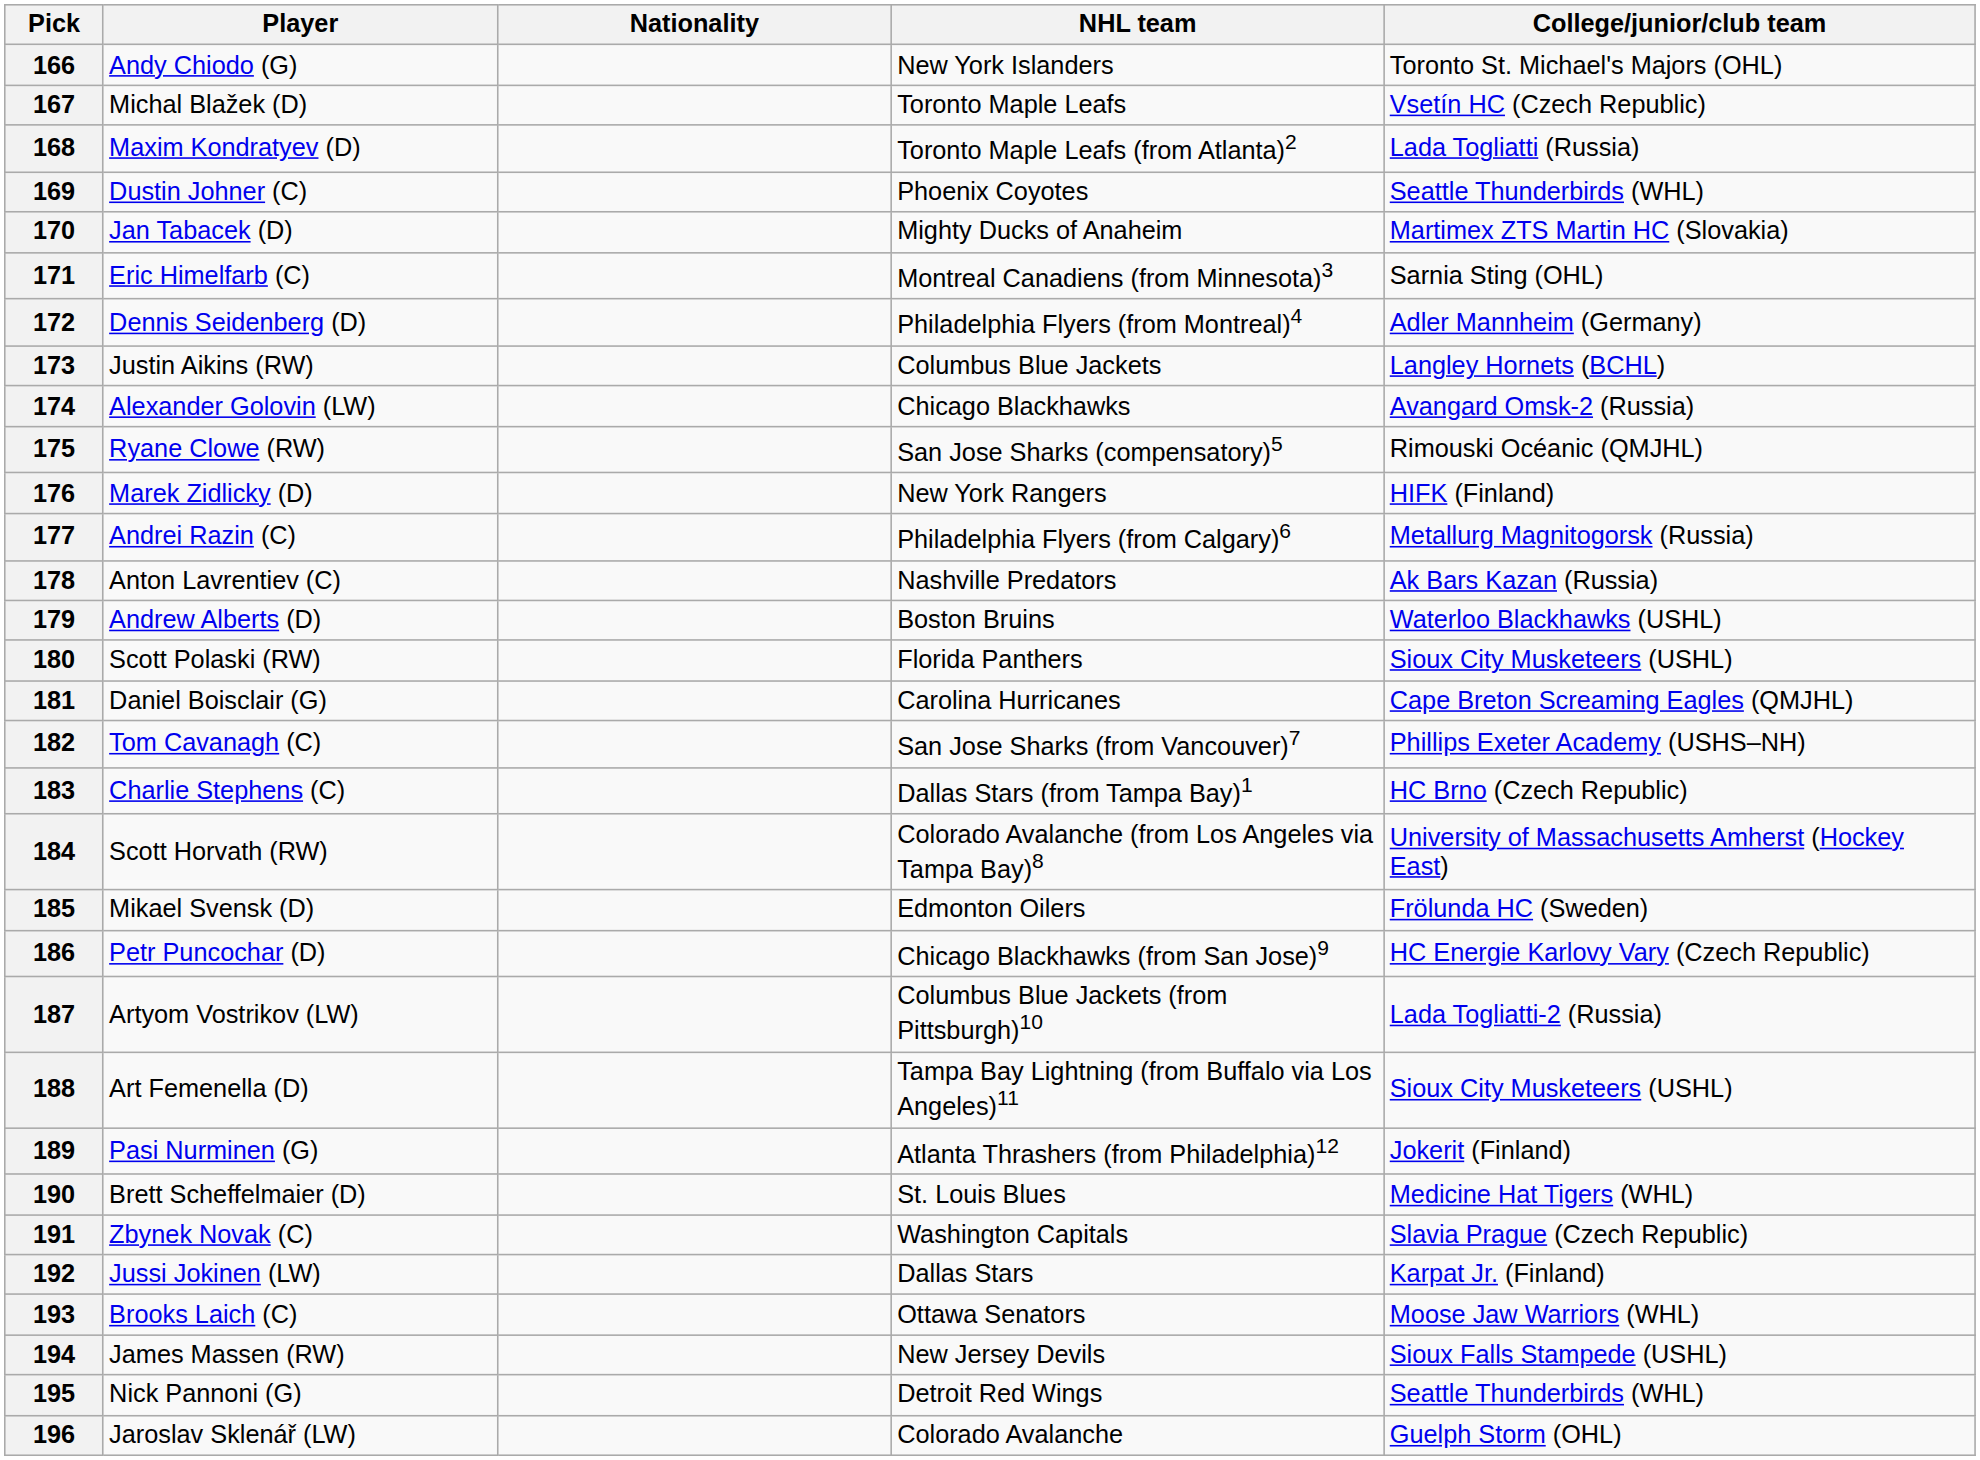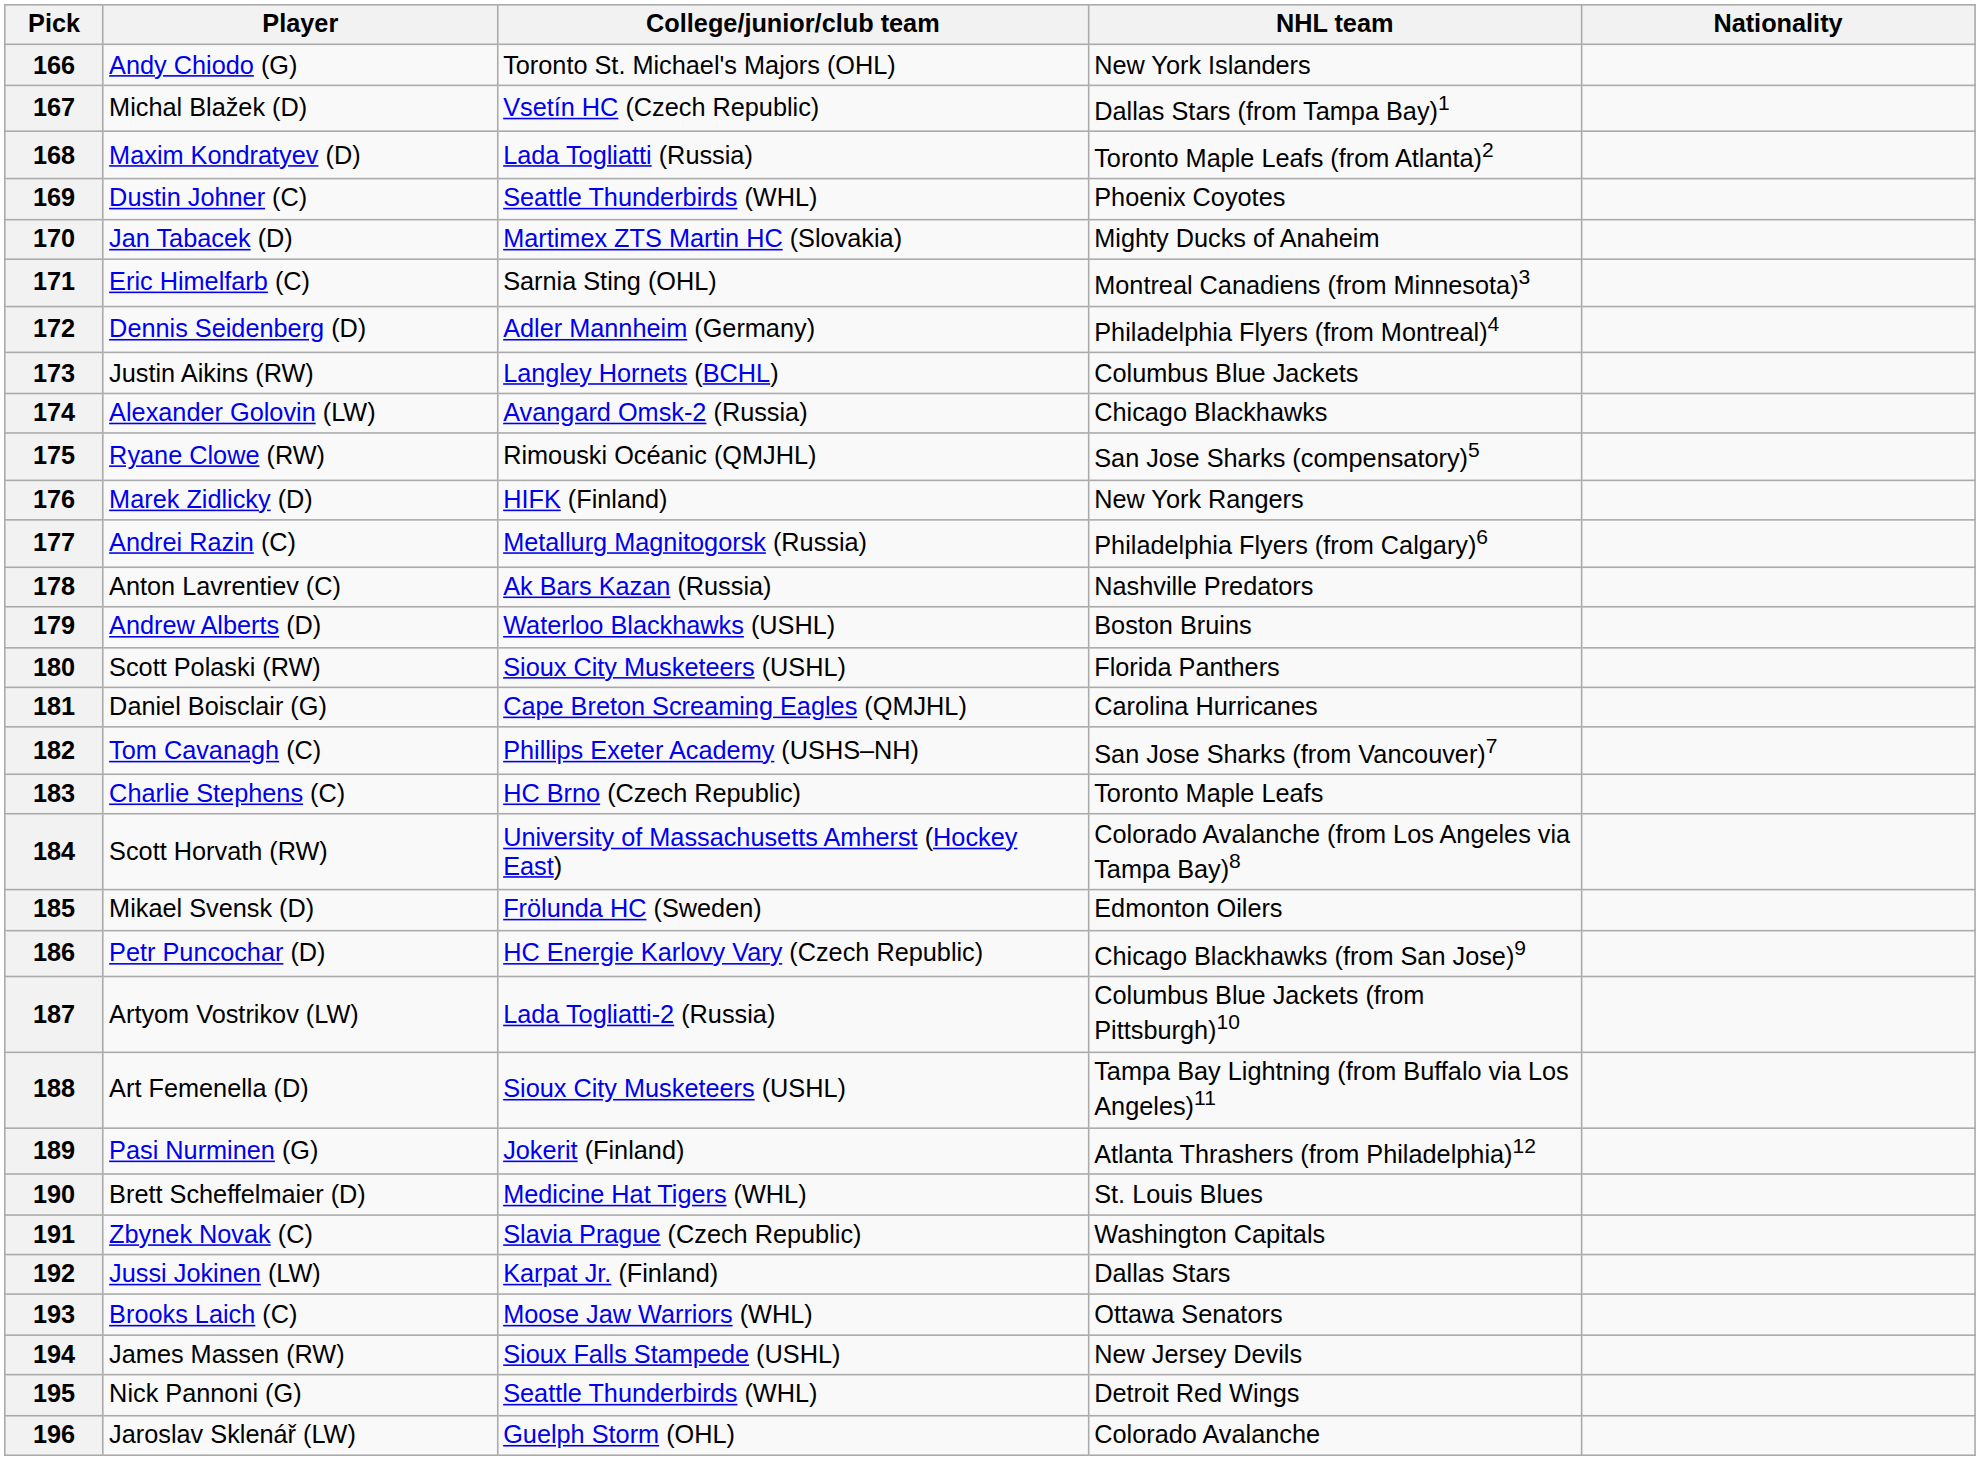columns swapped: (694, 24) <-> (1679, 24)
(1012, 104) Toronto Maple Leafs -> (1272, 108) Dallas Stars (from Tampa Bay)1
(1075, 790) Dallas Stars (from Tampa Bay)1 -> (1209, 794) Toronto Maple Leafs
